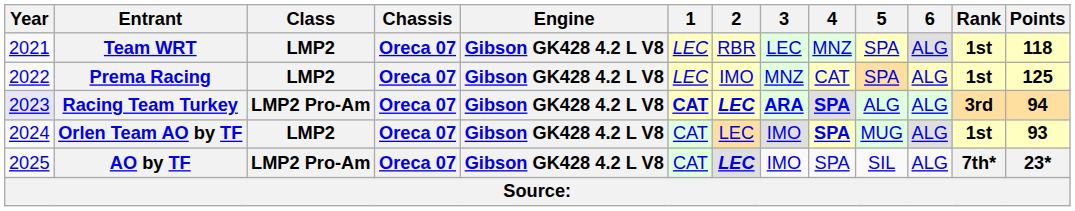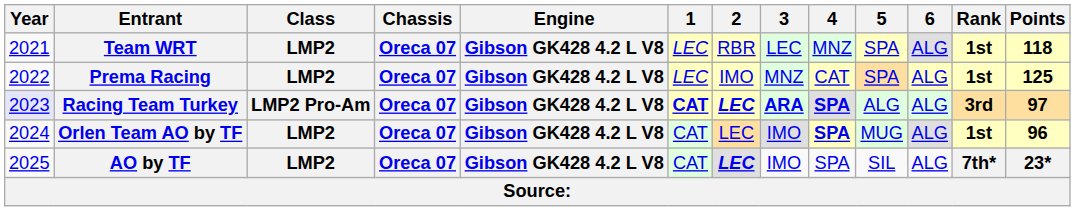(1038, 105) 94 -> (1038, 105) 97
(1038, 134) 93 -> (1038, 134) 96
(311, 162) LMP2 Pro-Am -> (311, 162) LMP2
